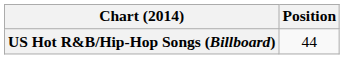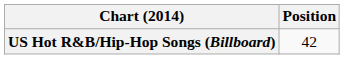(309, 41) 44 -> (309, 41) 42
